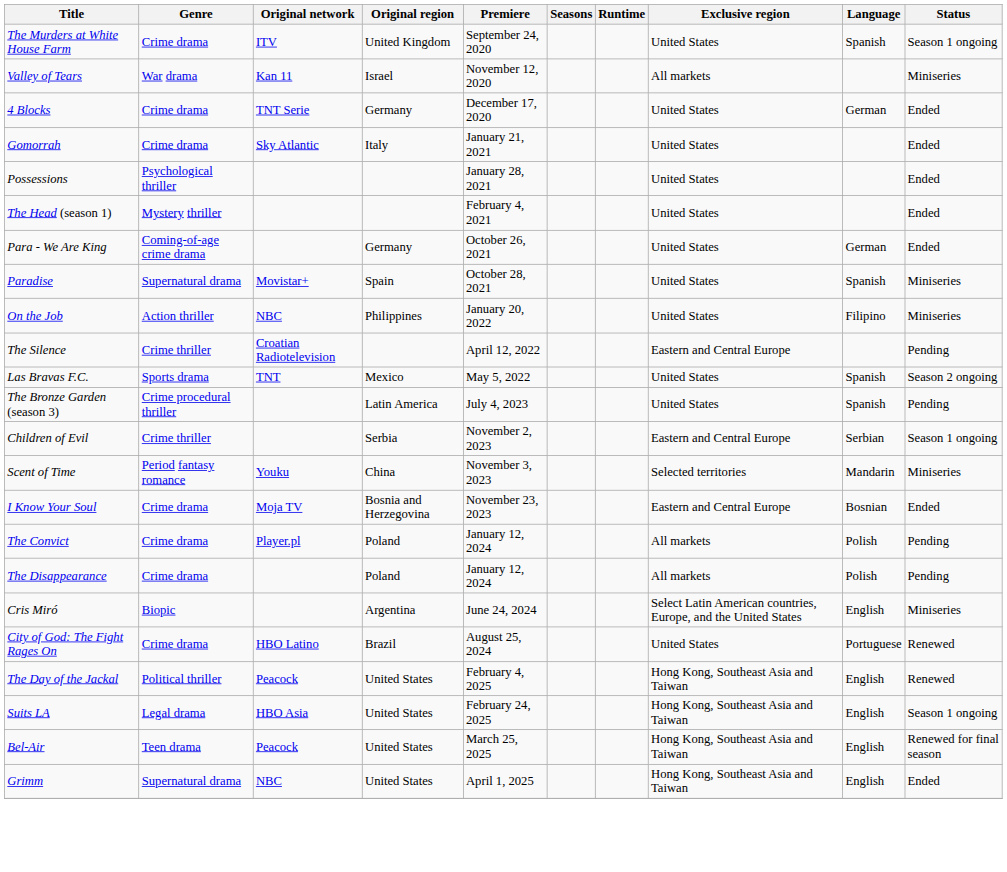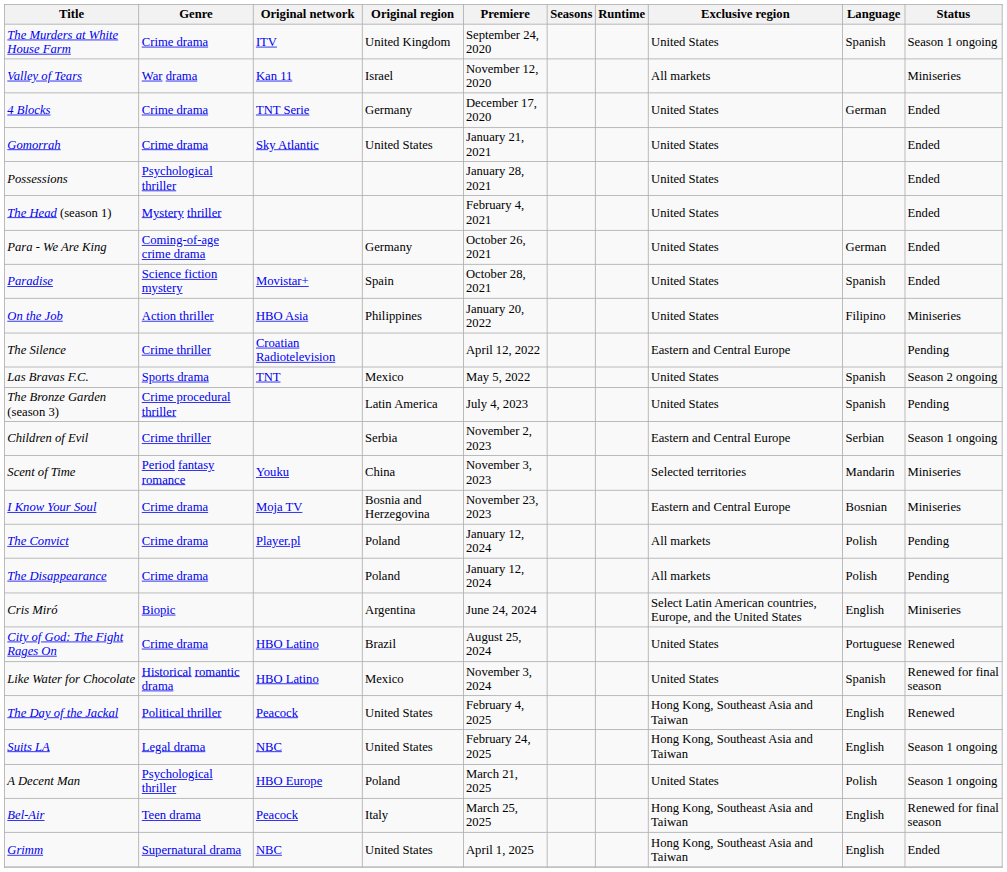(377, 144) Italy -> (399, 144) United States
(191, 281) Supernatural drama -> (179, 281) Science fiction mystery
(934, 281) Miniseries -> (924, 281) Ended
(269, 315) NBC -> (282, 315) HBO Asia
(924, 507) Ended -> (934, 507) Miniseries
+ row: (71, 678)
(282, 712) HBO Asia -> (269, 747) NBC
+ row: (44, 781)
(399, 747) United States -> (377, 815) Italy
